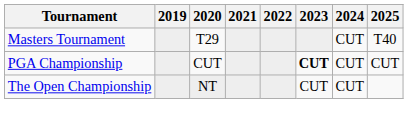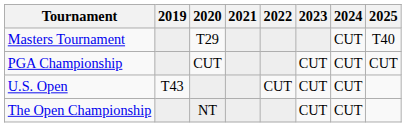(314, 63) bold -> (313, 63) normal
+ row: (38, 87)
